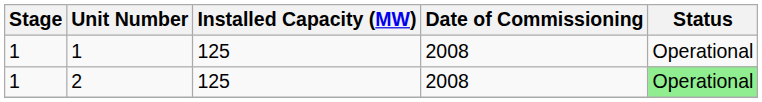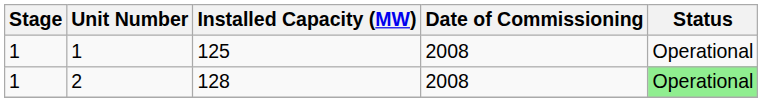(214, 81) 125 -> (214, 81) 128
